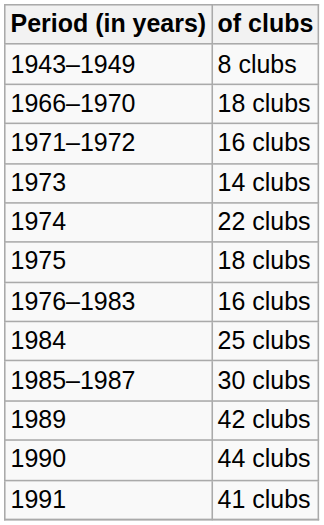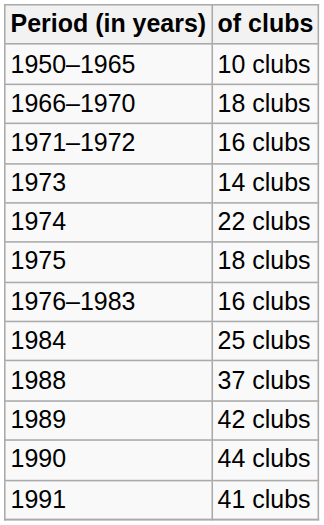- row: (73, 63)
+ row: (73, 63)
- row: (73, 380)
+ row: (38, 380)
